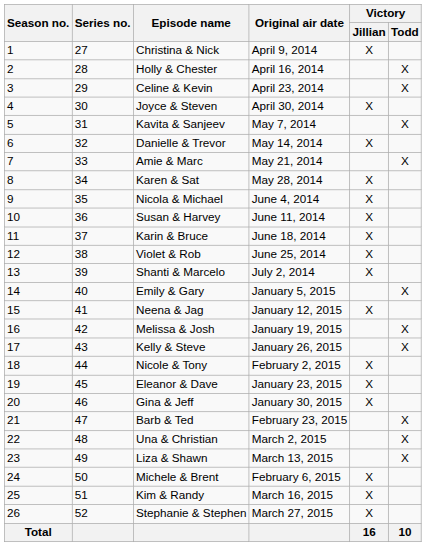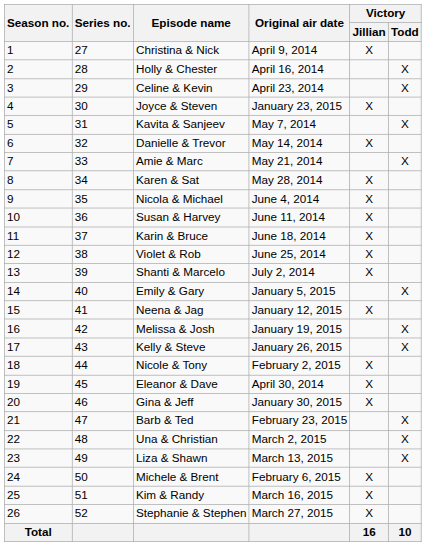(288, 106) April 30, 2014 -> (297, 106) January 23, 2015
(297, 384) January 23, 2015 -> (288, 384) April 30, 2014
